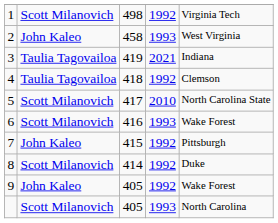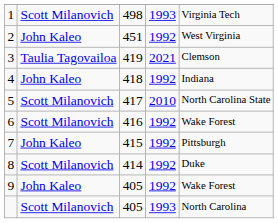(162, 15) 1992 -> (162, 15) 1993
(133, 36) 458 -> (133, 36) 451
(162, 36) 1993 -> (162, 36) 1992
(198, 57) Indiana -> (201, 57) Clemson
(68, 79) Taulia Tagovailoa -> (51, 79) John Kaleo
(201, 79) Clemson -> (198, 79) Indiana
(162, 121) 1993 -> (162, 121) 1992
